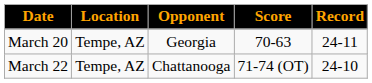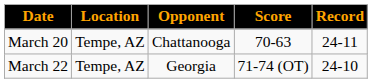(191, 41) Georgia -> (191, 41) Chattanooga
(191, 66) Chattanooga -> (191, 66) Georgia
